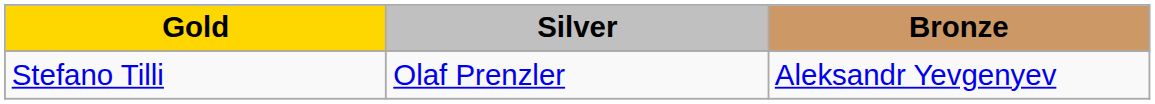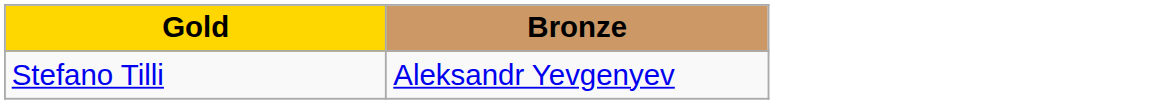- column: (577, 27)
